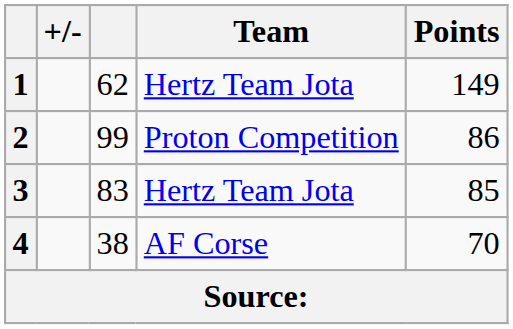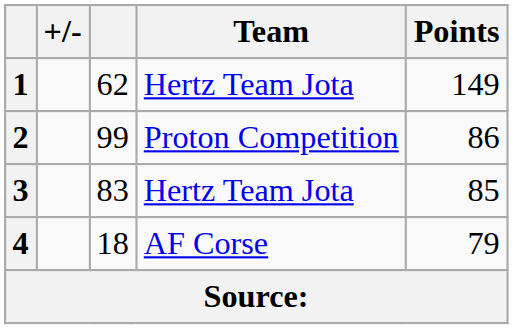(113, 243) 38 -> (113, 243) 18
(483, 243) 70 -> (483, 243) 79
